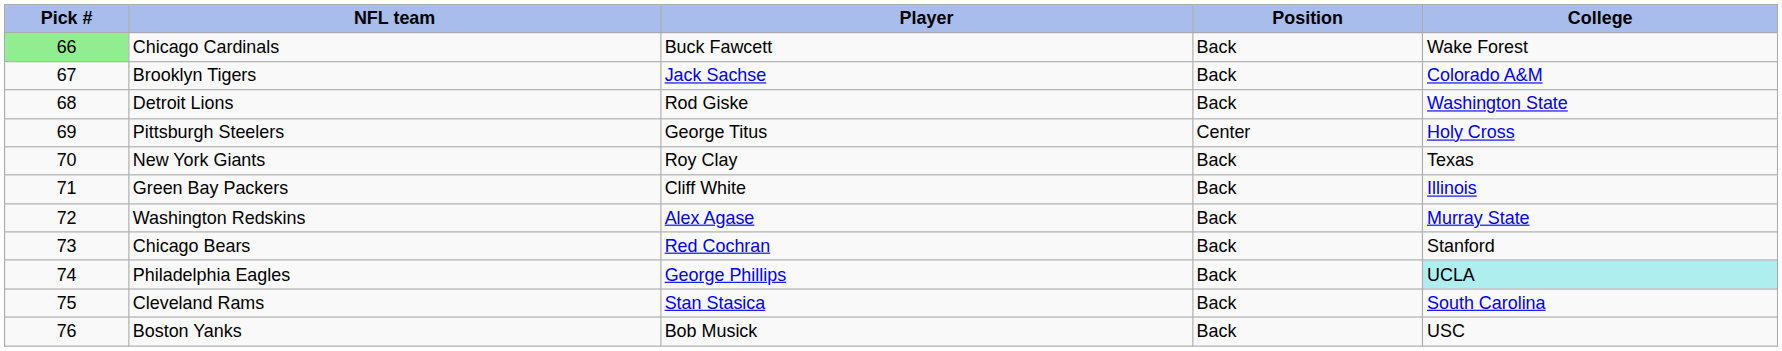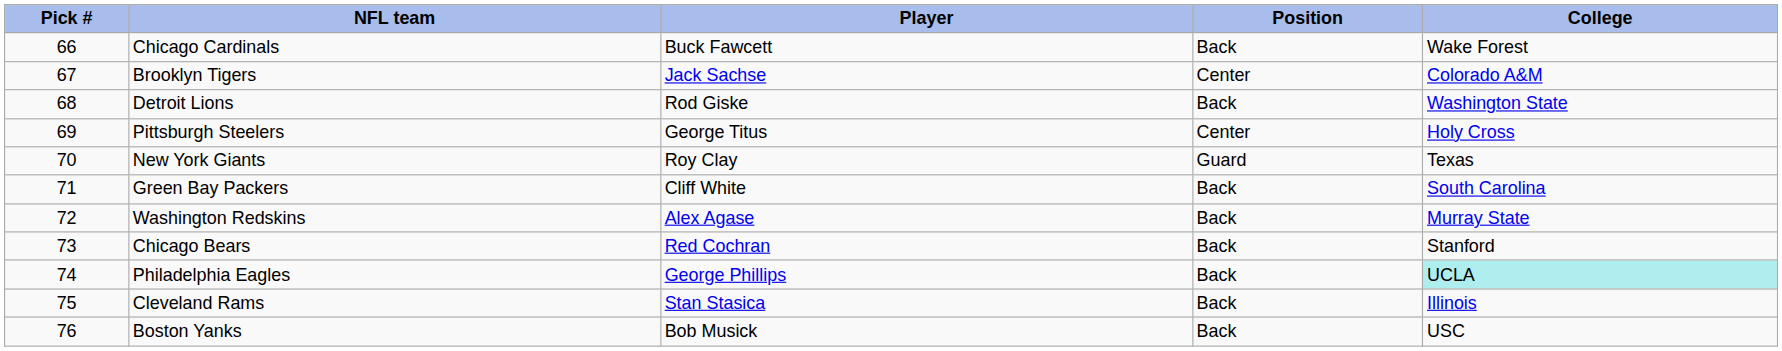(67, 47) lightgreen background -> (67, 47) no background
(1216, 75) Back -> (1223, 75) Center
(1216, 160) Back -> (1221, 160) Guard
(1452, 189) Illinois -> (1486, 189) South Carolina
(1486, 302) South Carolina -> (1452, 302) Illinois
